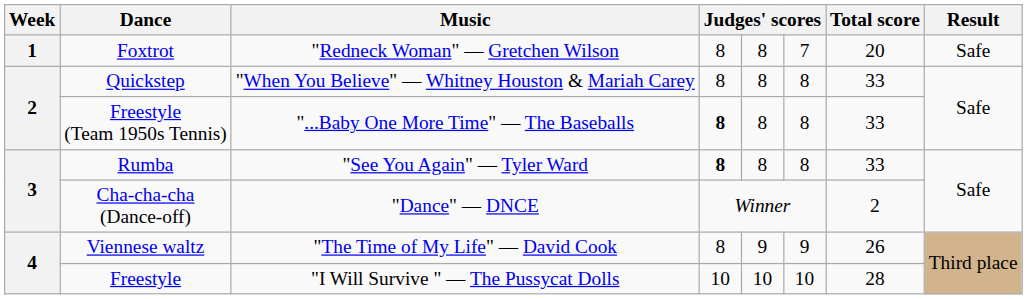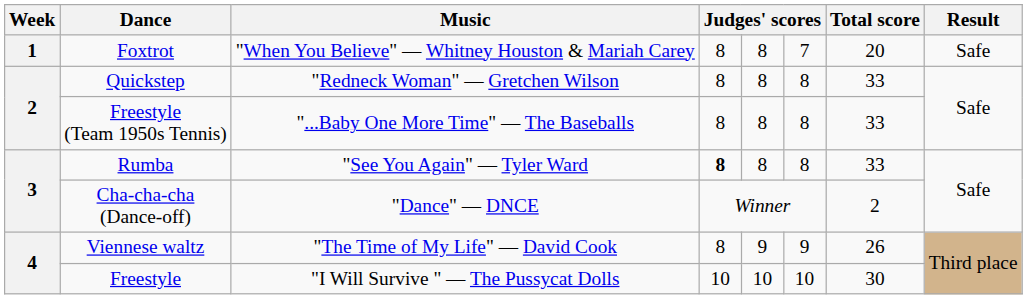(465, 50) "Redneck Woman" — Gretchen Wilson -> (465, 50) "When You Believe" — Whitney Houston & Mariah Carey
(465, 81) "When You Believe" — Whitney Houston & Mariah Carey -> (465, 81) "Redneck Woman" — Gretchen Wilson
(720, 122) bold -> (720, 122) normal
(875, 278) 28 -> (875, 278) 30
